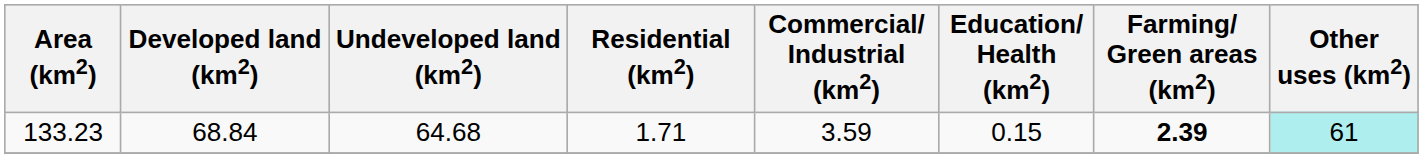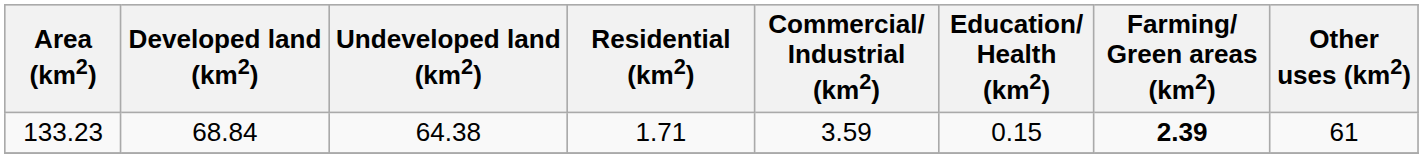(448, 132) 64.68 -> (448, 132) 64.38
(1344, 132) paleturquoise background -> (1344, 132) no background
